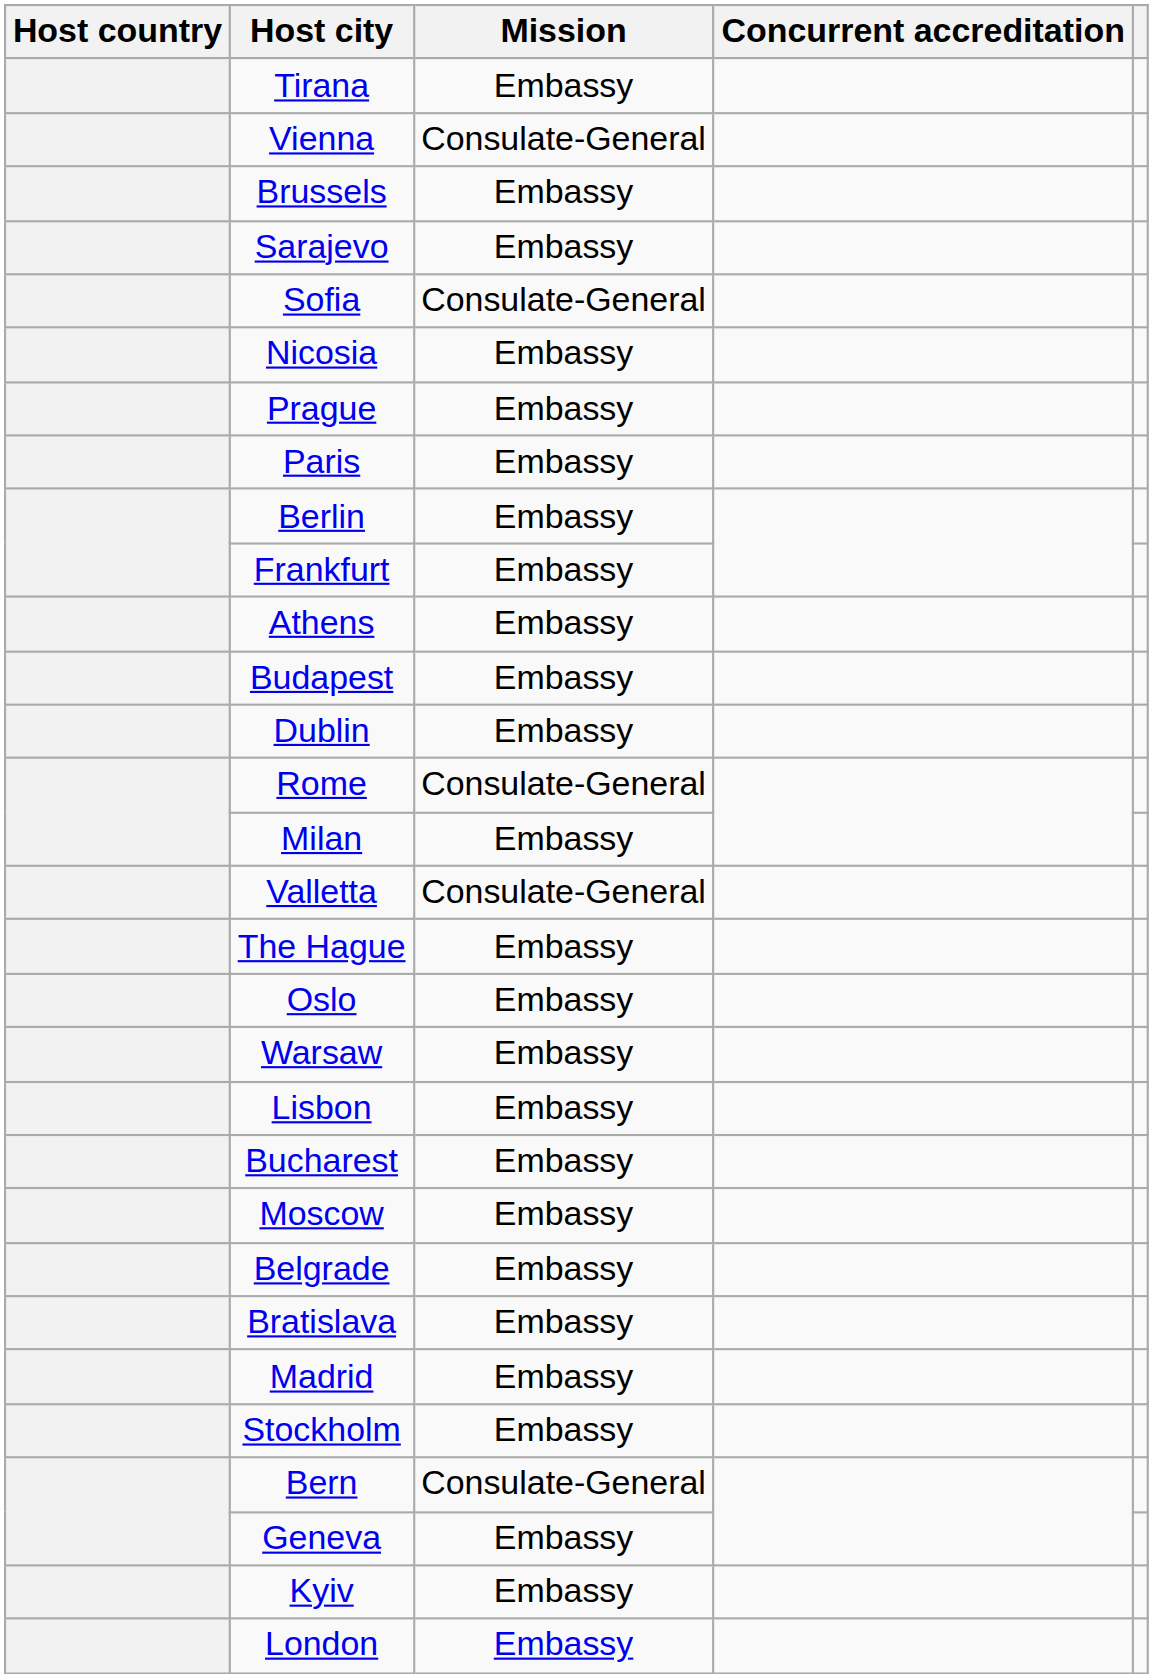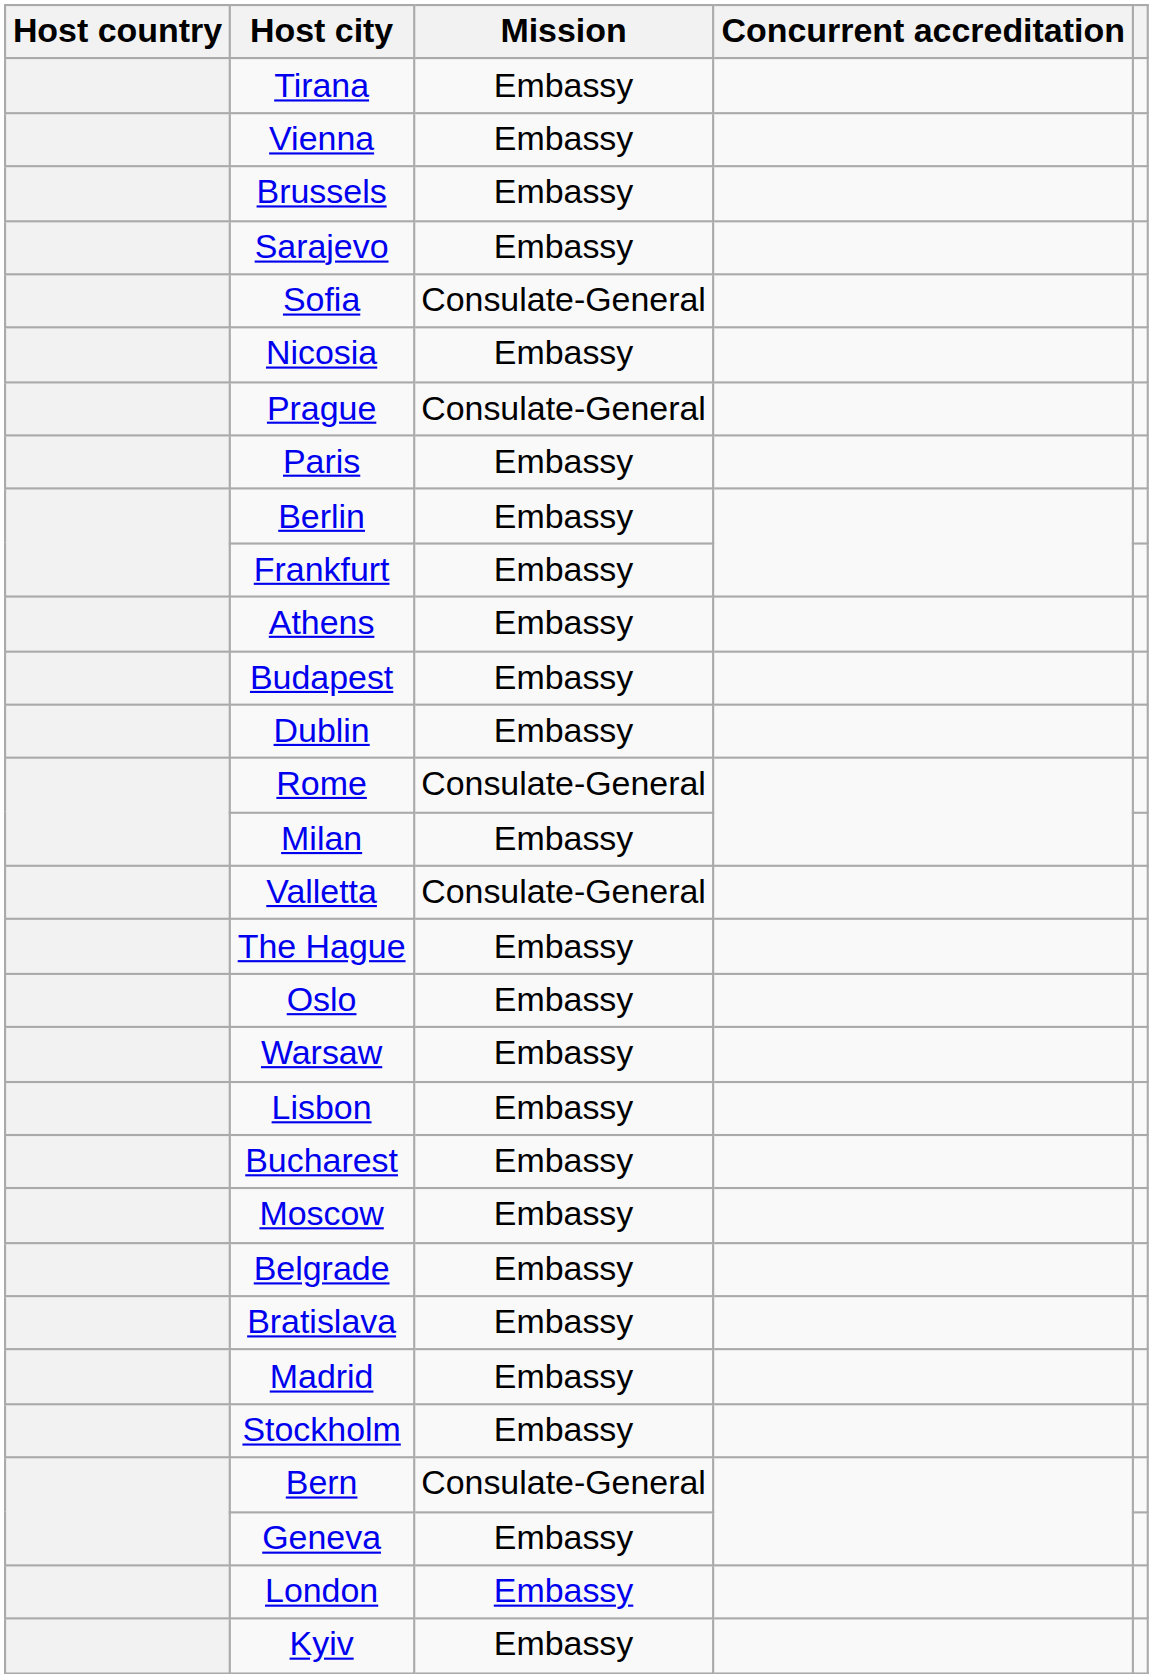(564, 138) Consulate-General -> (564, 138) Embassy
(564, 407) Embassy -> (564, 407) Consulate-General
rows swapped: (322, 1591) <-> (322, 1645)
